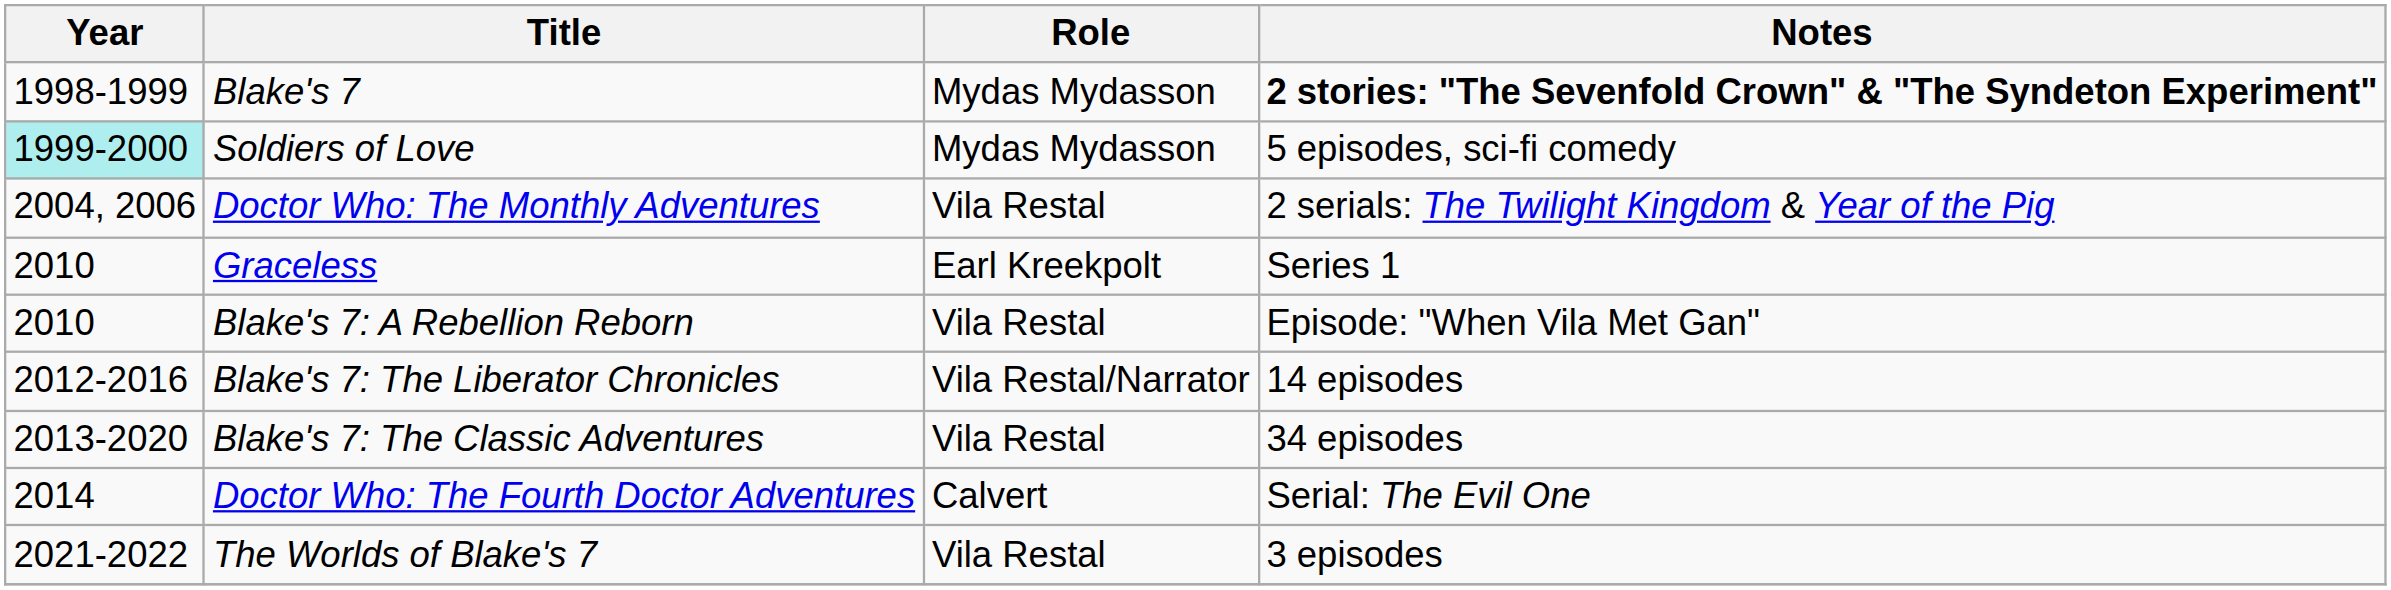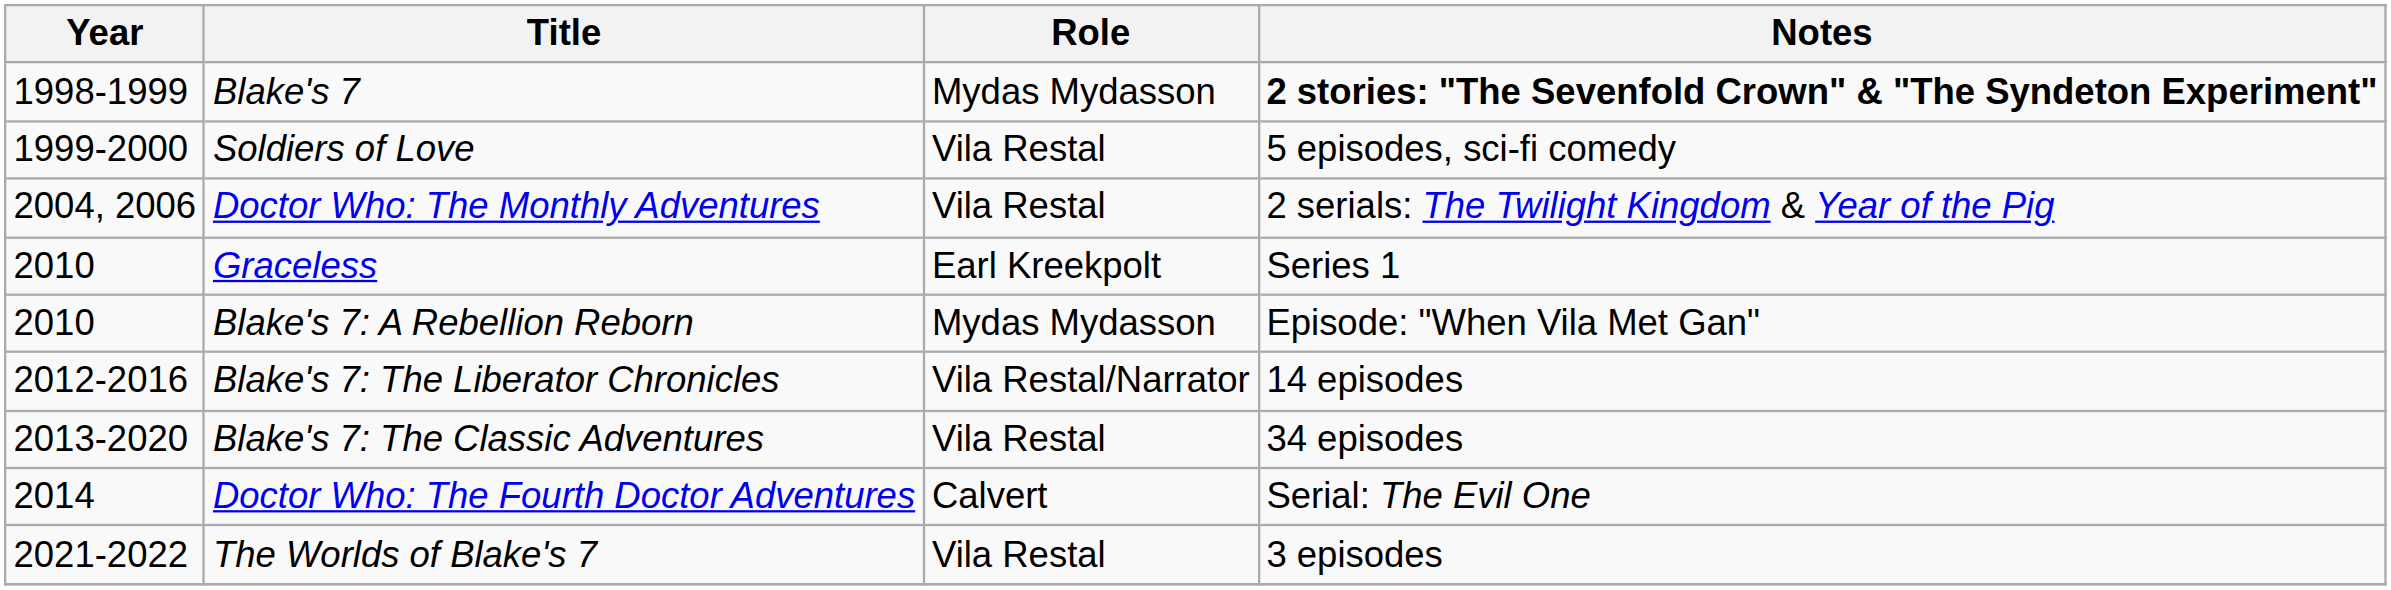(101, 149) paleturquoise background -> (101, 149) no background
(1074, 149) Mydas Mydasson -> (1019, 149) Vila Restal
(1019, 322) Vila Restal -> (1074, 322) Mydas Mydasson
